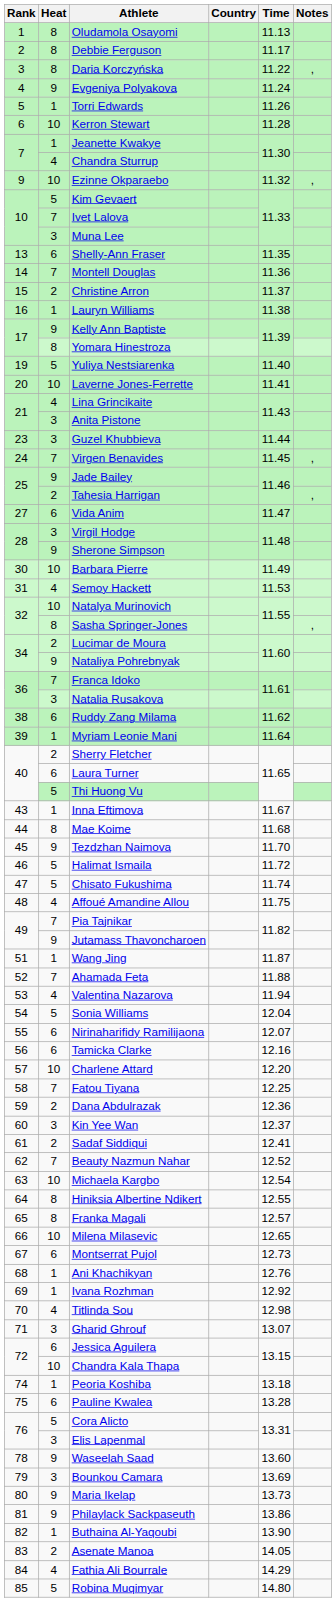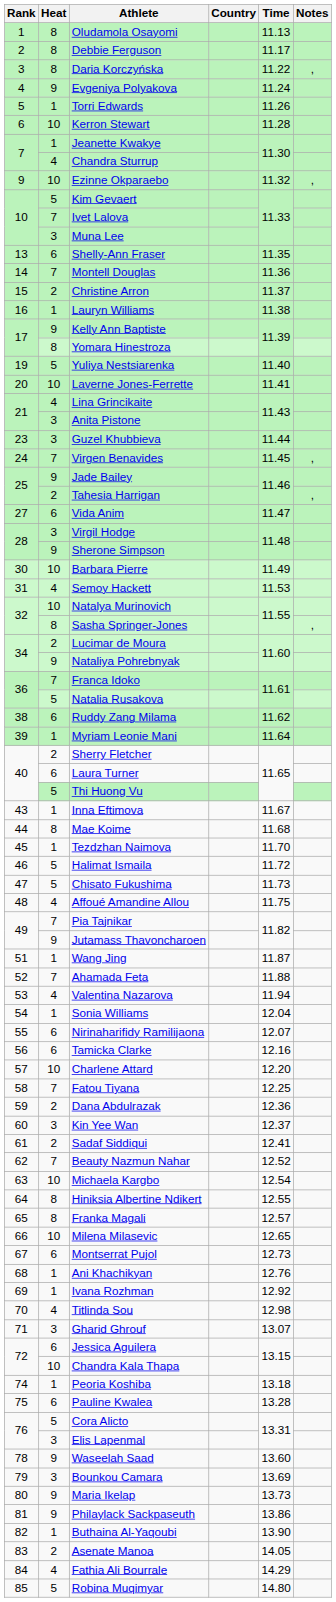(54, 699) 3 -> (54, 699) 5
(54, 847) 9 -> (54, 847) 1
(276, 884) 11.74 -> (276, 884) 11.73
(54, 1014) 5 -> (54, 1014) 1
